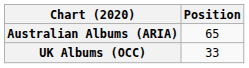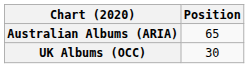(212, 53) 33 -> (212, 53) 30
